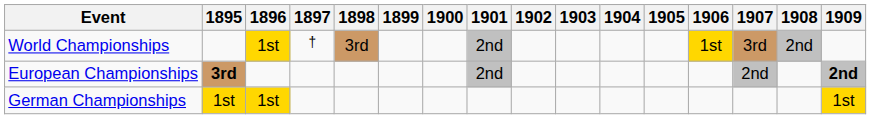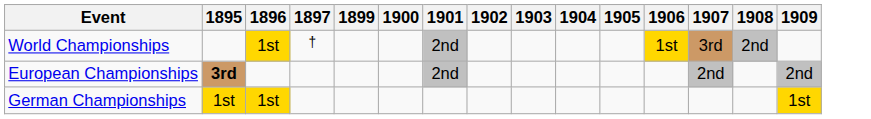- column: (357, 17)
(843, 74) bold -> (799, 74) normal
